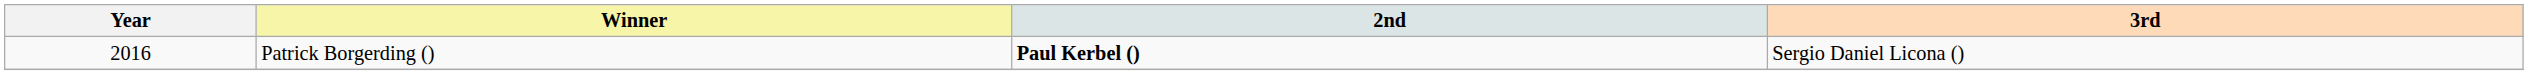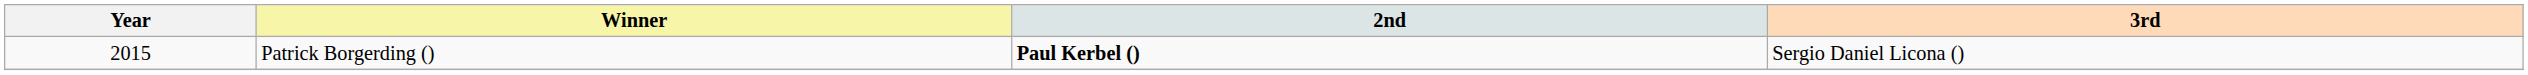(131, 52) 2016 -> (131, 52) 2015
